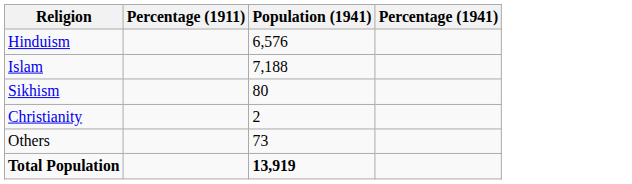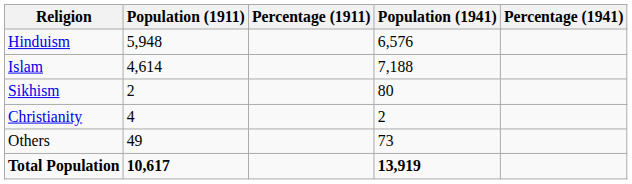+ column: (186, 16)
